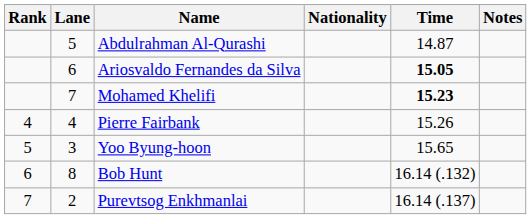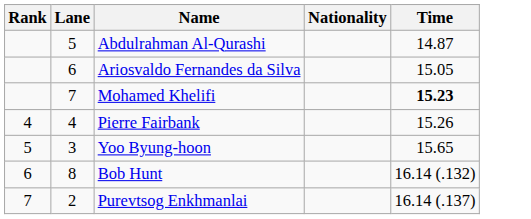- column: (503, 17)
(435, 69) bold -> (435, 69) normal
